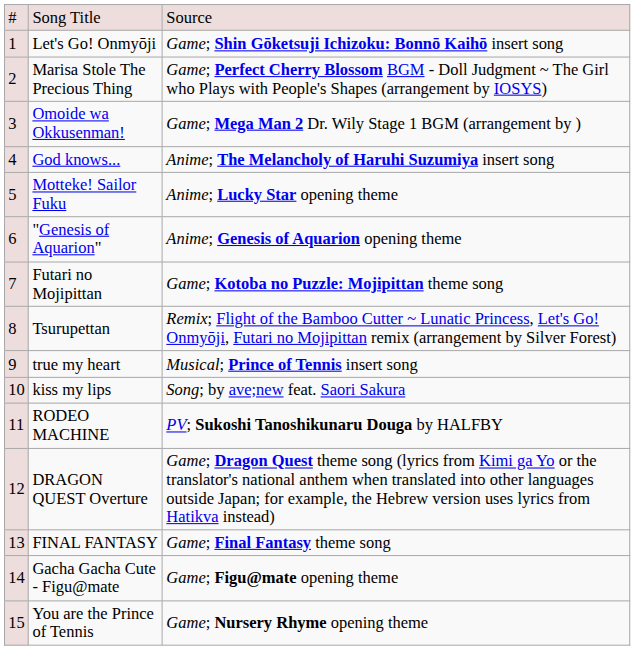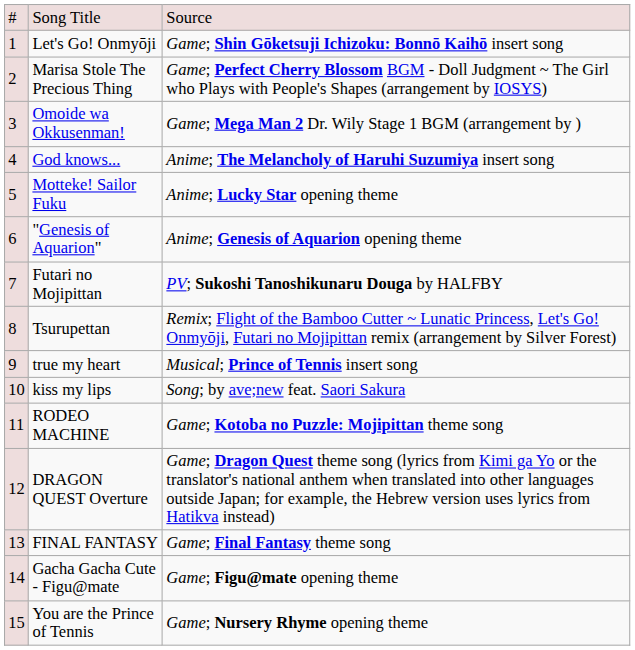(335, 283) Game; Kotoba no Puzzle: Mojipittan theme song -> (335, 283) PV; Sukoshi Tanoshikunaru Douga by HALFBY
(335, 425) PV; Sukoshi Tanoshikunaru Douga by HALFBY -> (335, 425) Game; Kotoba no Puzzle: Mojipittan theme song
